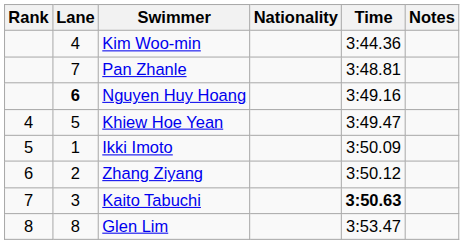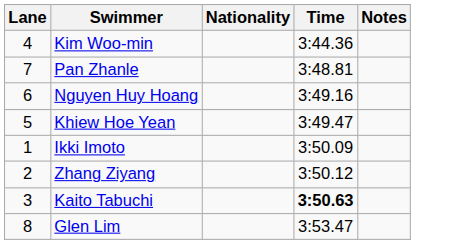- column: (28, 17)
(75, 95) bold -> (28, 95) normal
